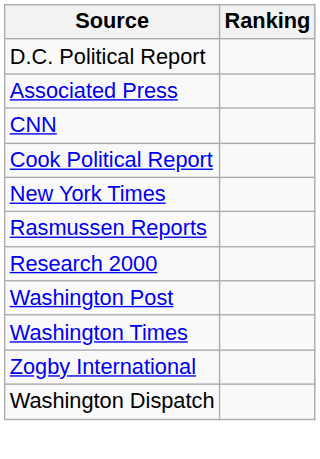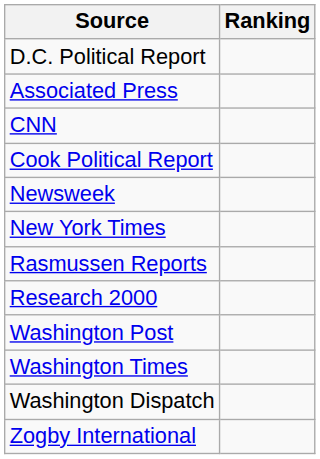+ row: (62, 194)
rows swapped: (103, 366) <-> (112, 401)
